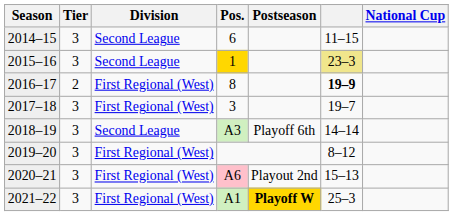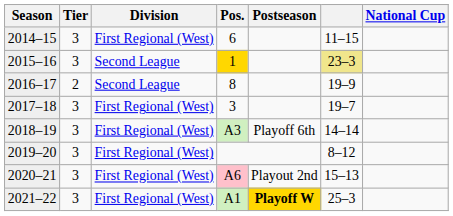(137, 38) Second League -> (154, 38) First Regional (West)
(154, 84) First Regional (West) -> (137, 84) Second League
(342, 84) bold -> (342, 84) normal
(137, 129) Second League -> (154, 129) First Regional (West)
